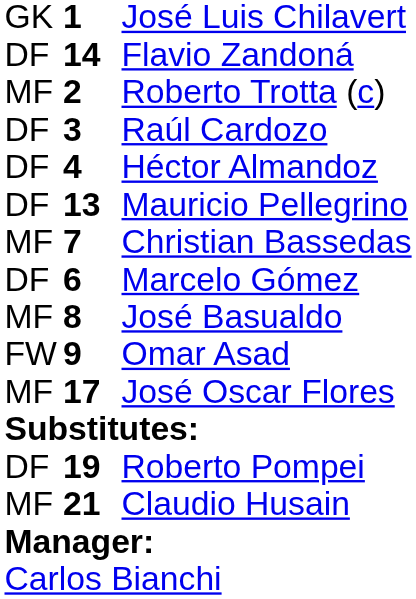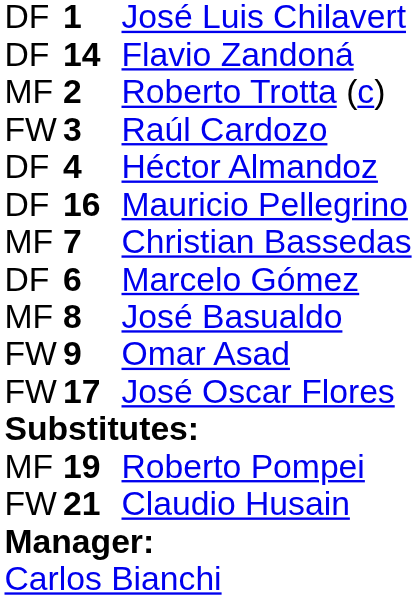(29, 17) GK -> (27, 17) DF
(27, 129) DF -> (31, 129) FW
(82, 204) 13 -> (82, 204) 16
(29, 391) MF -> (31, 391) FW
(27, 466) DF -> (29, 466) MF
(29, 503) MF -> (31, 503) FW
